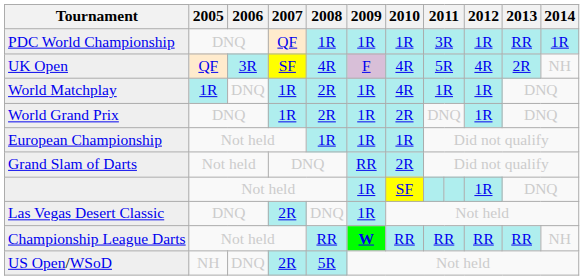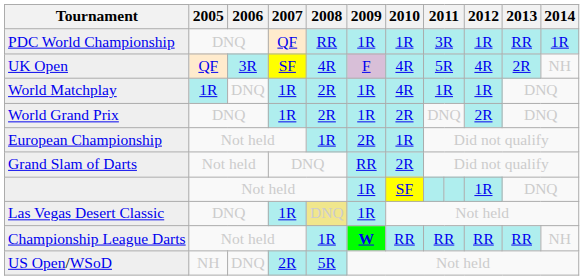(327, 41) 1R -> (327, 41) RR
(483, 115) 1R -> (483, 115) 2R
(366, 139) 1R -> (366, 139) 2R
(287, 213) 2R -> (287, 213) 1R
(327, 213) no background -> (327, 213) khaki background
(327, 238) RR -> (327, 238) 1R
